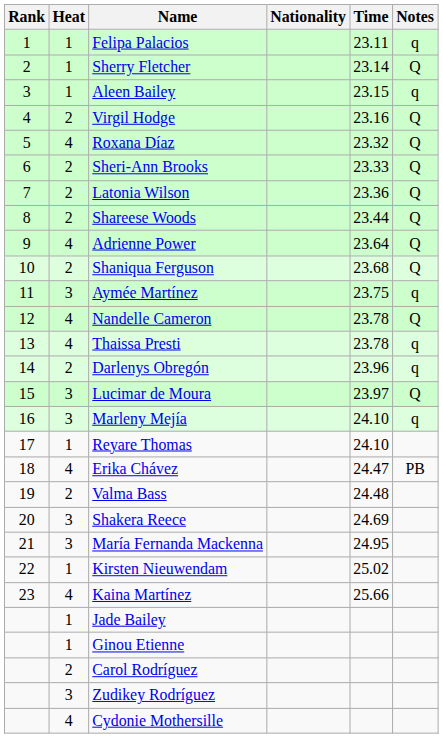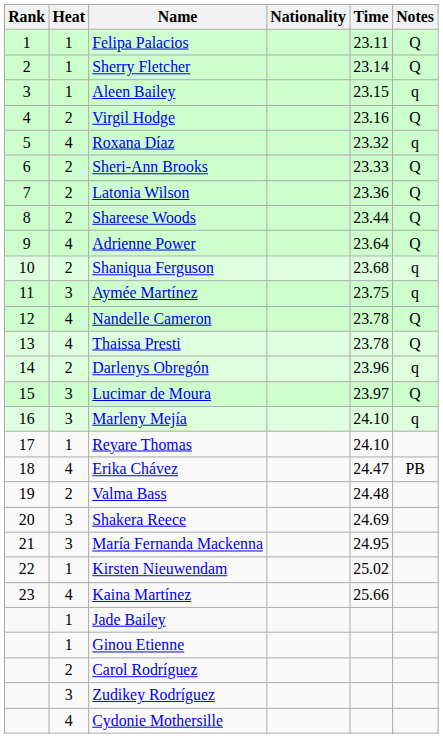(415, 42) q -> (415, 42) Q
(415, 142) Q -> (415, 142) q
(415, 268) Q -> (415, 268) q
(415, 343) q -> (415, 343) Q
